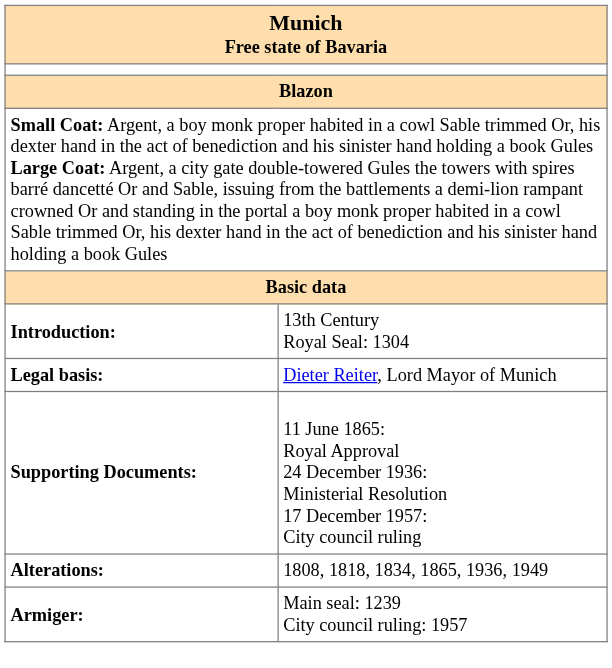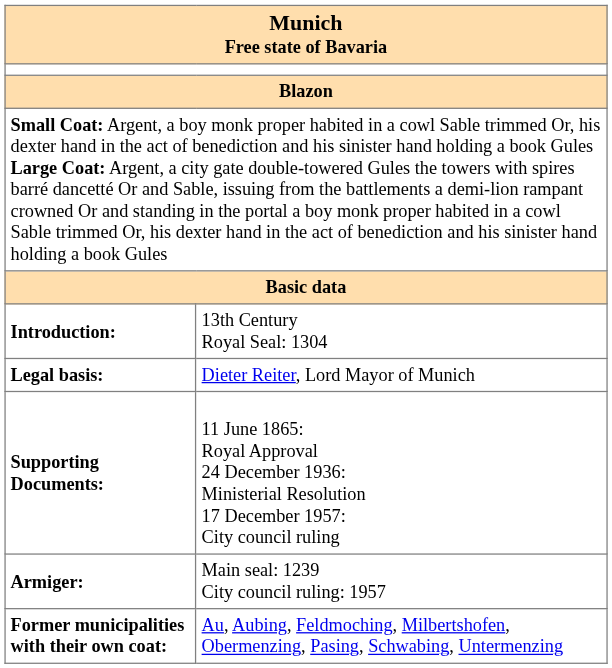- row: (57, 570)
+ row: (97, 636)
